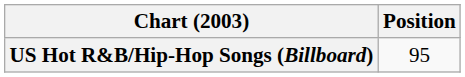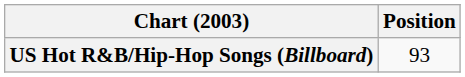(419, 54) 95 -> (419, 54) 93
